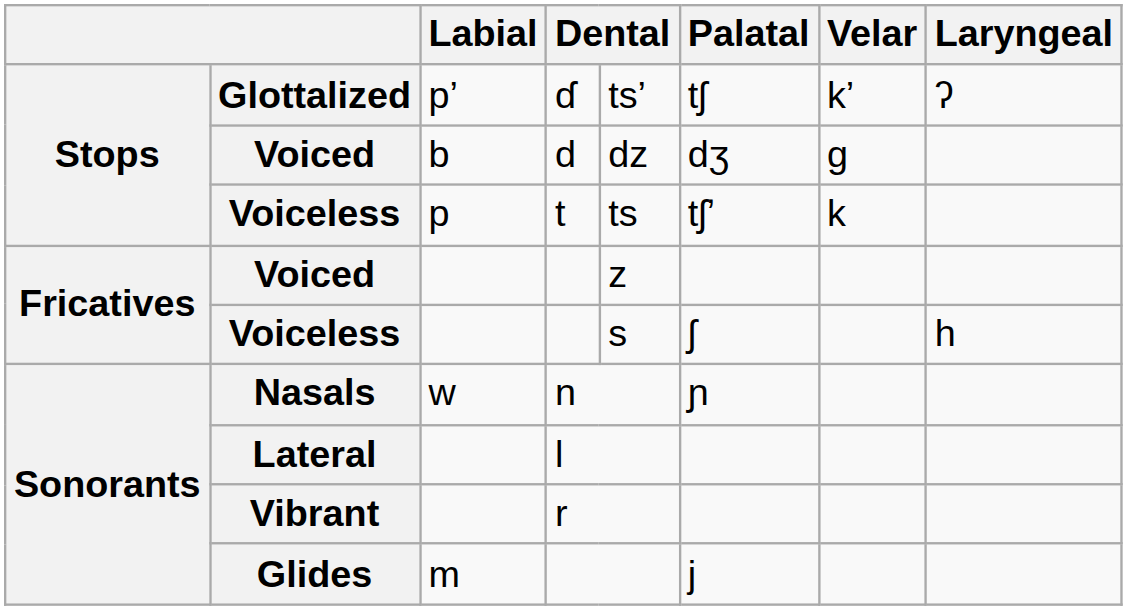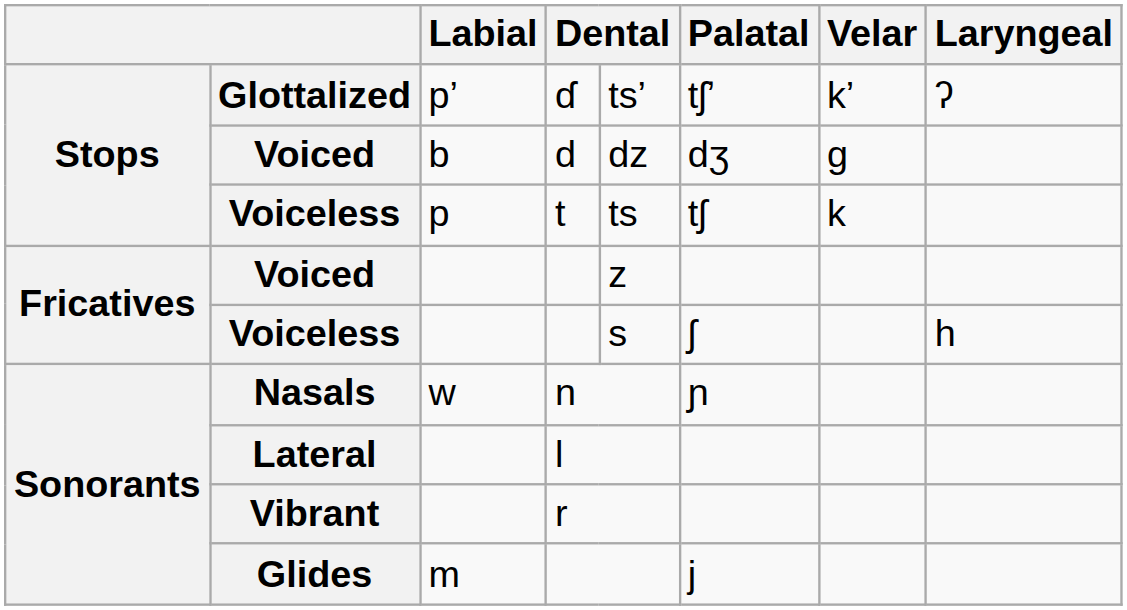(697, 94) tʃ -> (701, 94) tʃʼ
(701, 214) tʃʼ -> (697, 214) tʃ
